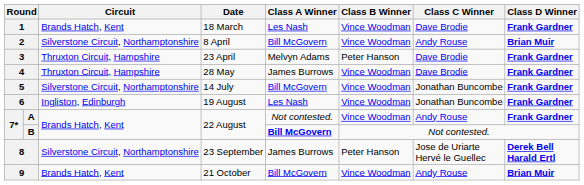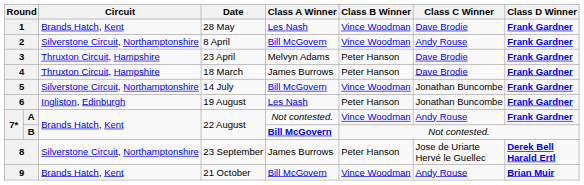(223, 26) 18 March -> (219, 26) 28 May
(531, 41) Brian Muir -> (540, 41) Frank Gardner
(219, 71) 28 May -> (223, 71) 18 March
(376, 71) Vince Woodman -> (370, 71) Peter Hanson
(376, 101) Vince Woodman -> (370, 101) Peter Hanson
